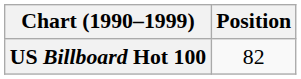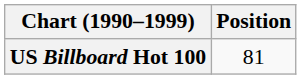(254, 56) 82 -> (254, 56) 81
